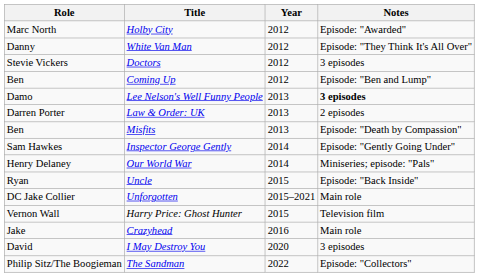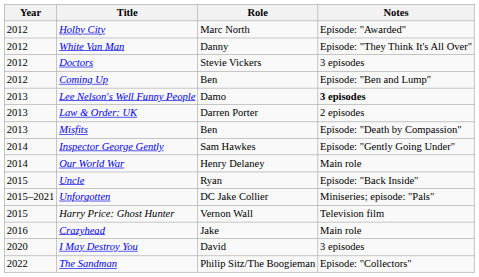columns swapped: (291, 12) <-> (64, 12)
(377, 163) Miniseries; episode: "Pals" -> (341, 163) Main role
(341, 197) Main role -> (377, 197) Miniseries; episode: "Pals"
